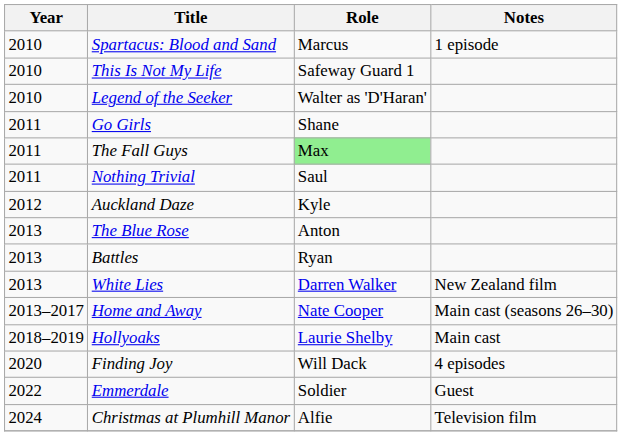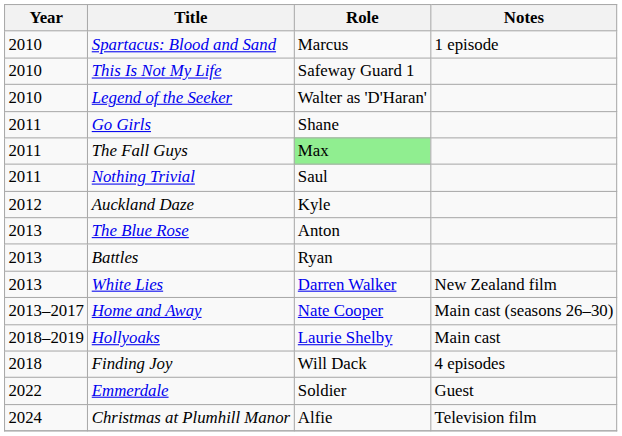(25, 364) 2020 -> (25, 364) 2018
